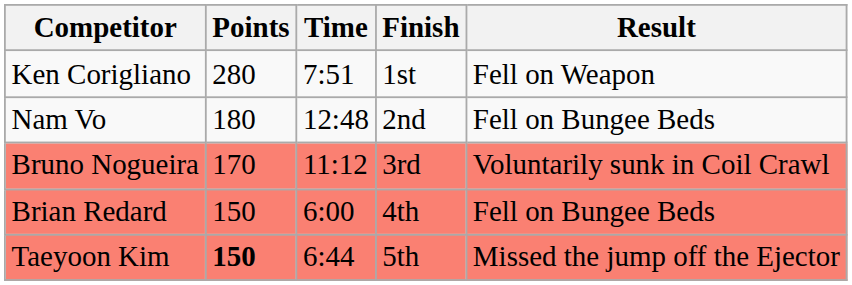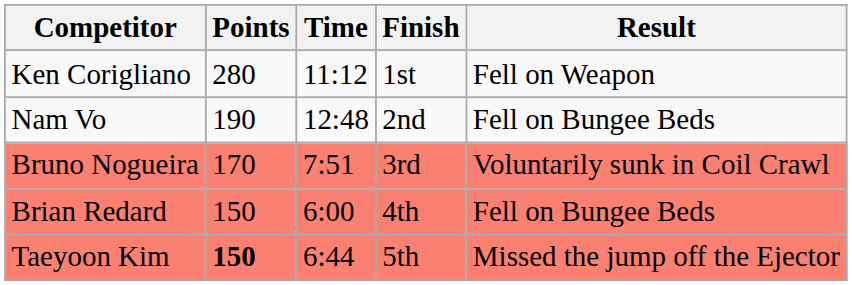(329, 73) 7:51 -> (335, 73) 11:12
(234, 119) 180 -> (234, 119) 190
(335, 165) 11:12 -> (329, 165) 7:51
